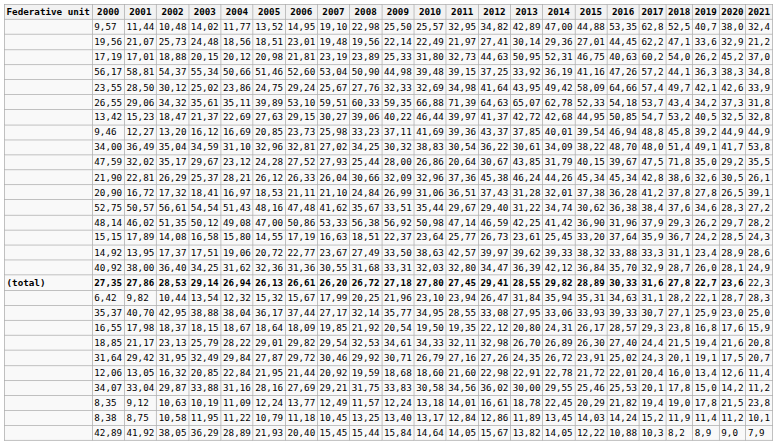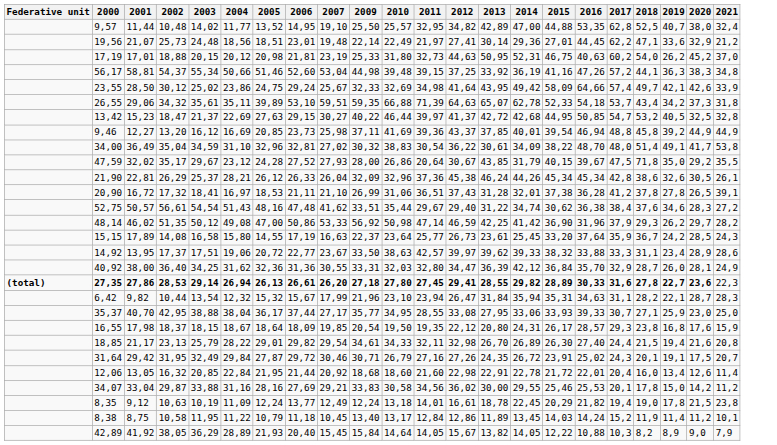- column: (366, 12)
